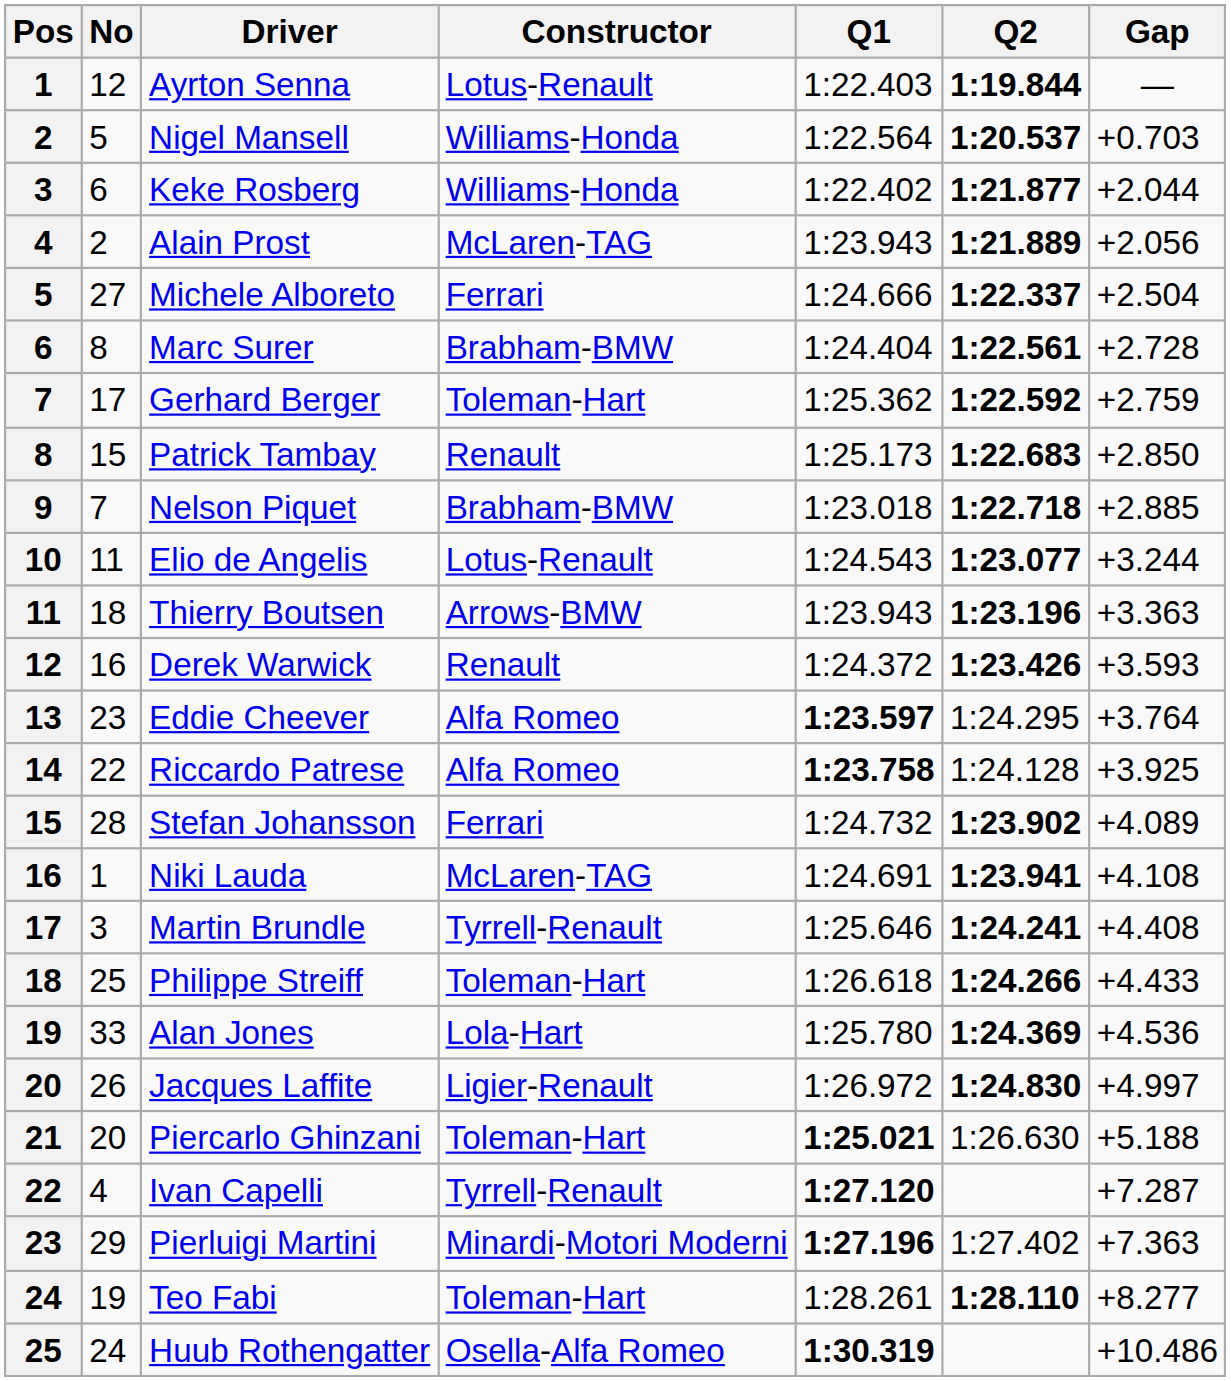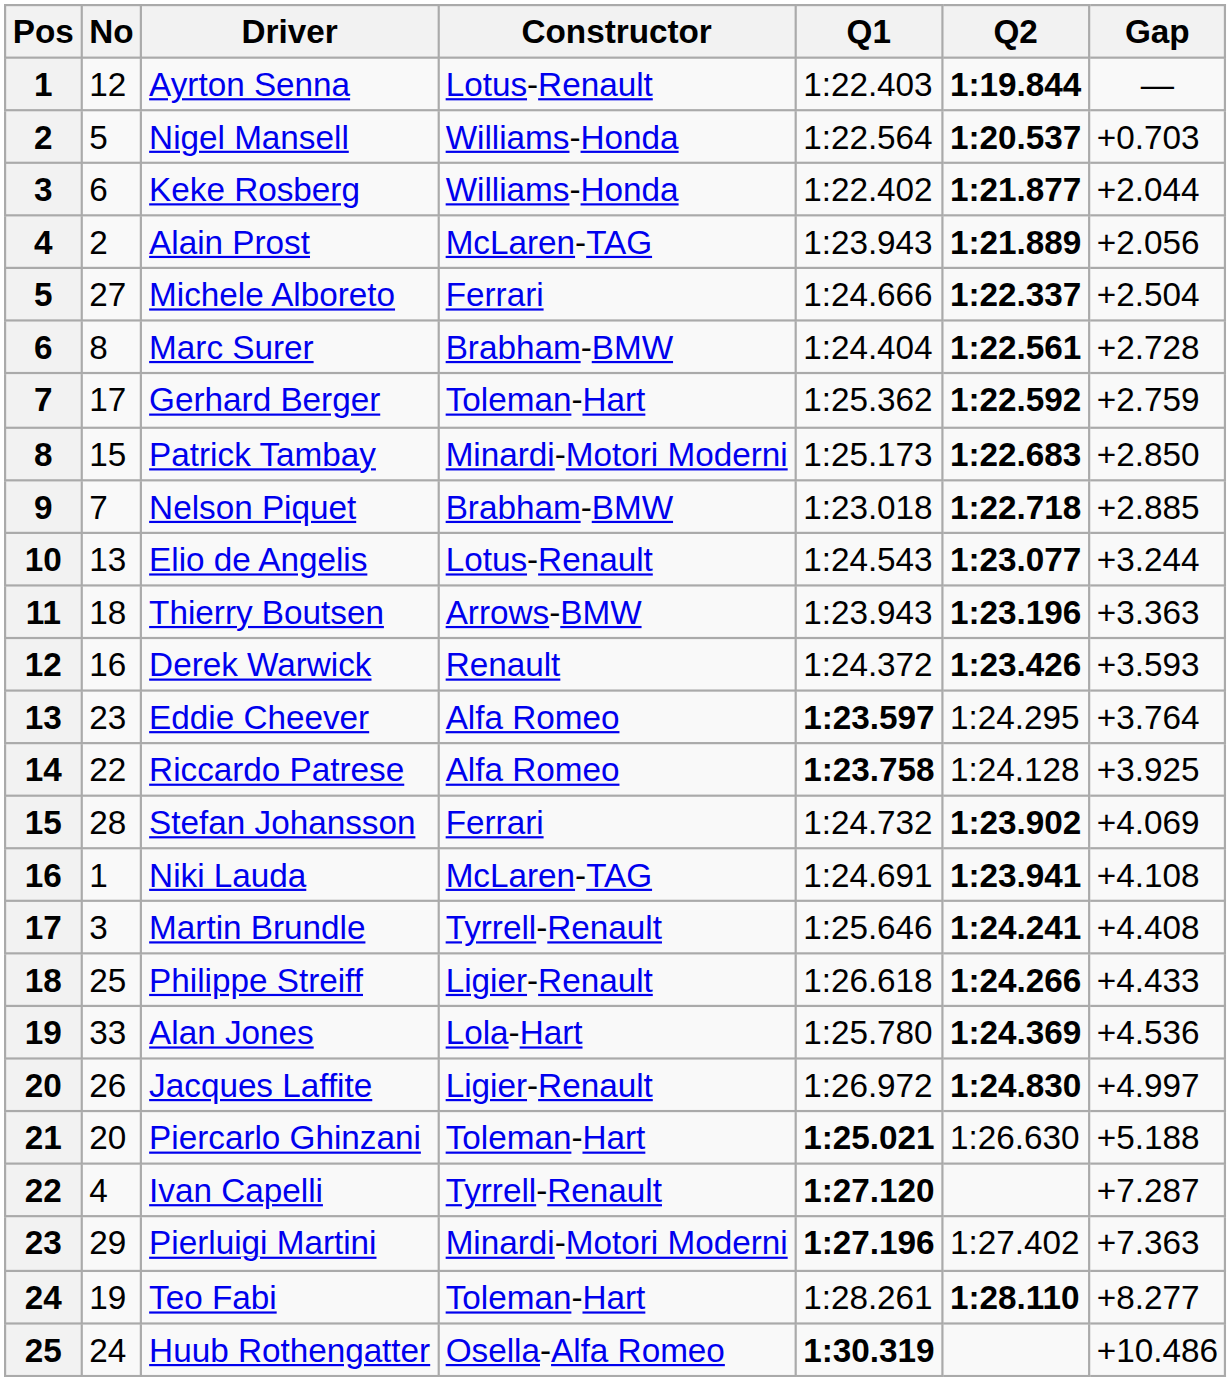(503, 453) Renault -> (617, 453) Minardi-Motori Moderni
(107, 559) 11 -> (108, 559) 13
(1148, 822) +4.089 -> (1148, 822) +4.069
(545, 980) Toleman-Hart -> (549, 980) Ligier-Renault
